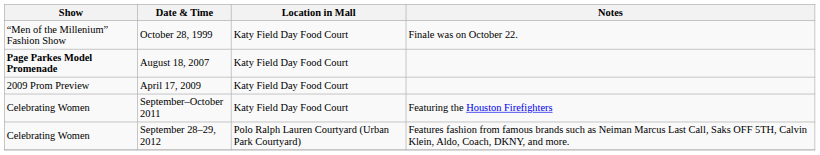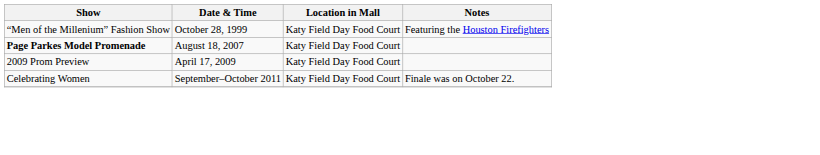(463, 35) Finale was on October 22. -> (477, 29) Featuring the Houston Firefighters
(480, 107) Featuring the Houston Firefighters -> (460, 78) Finale was on October 22.
- row: (178, 136)
